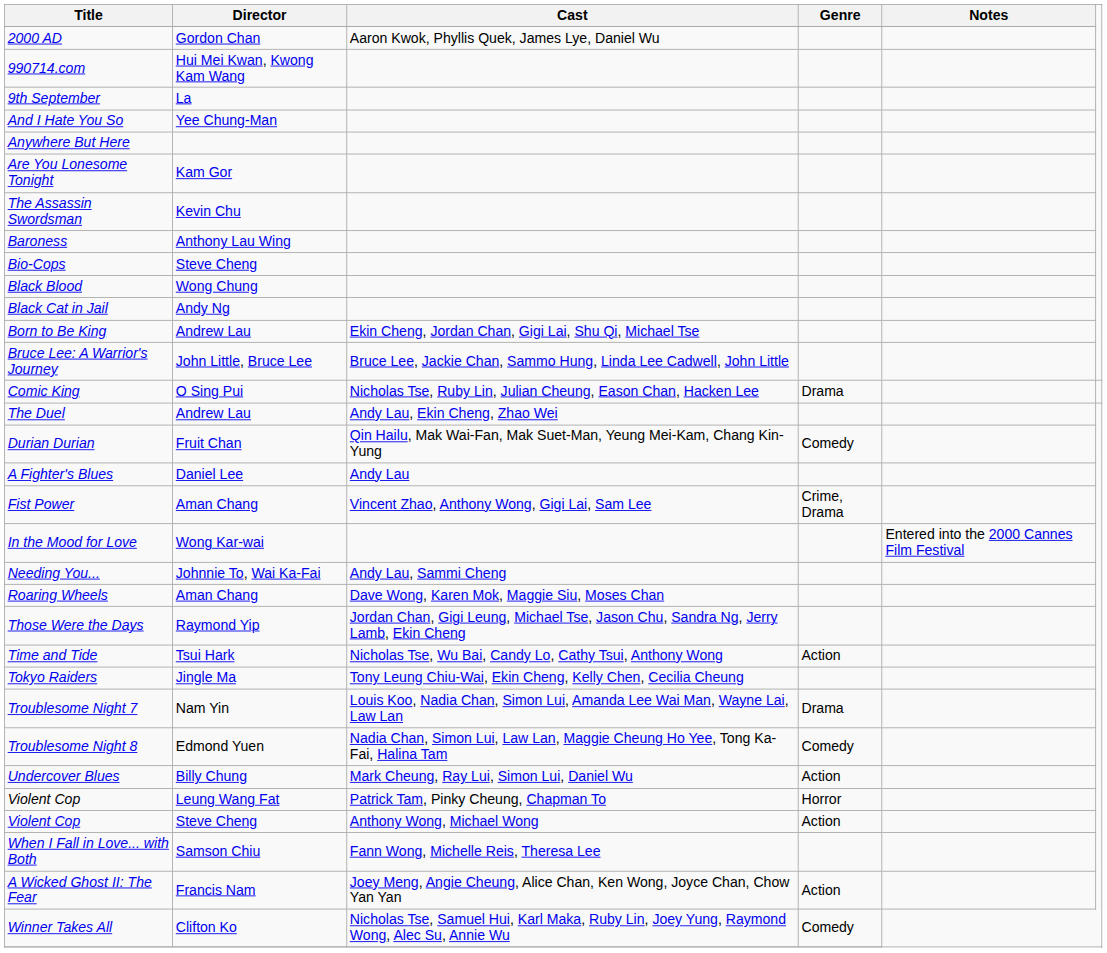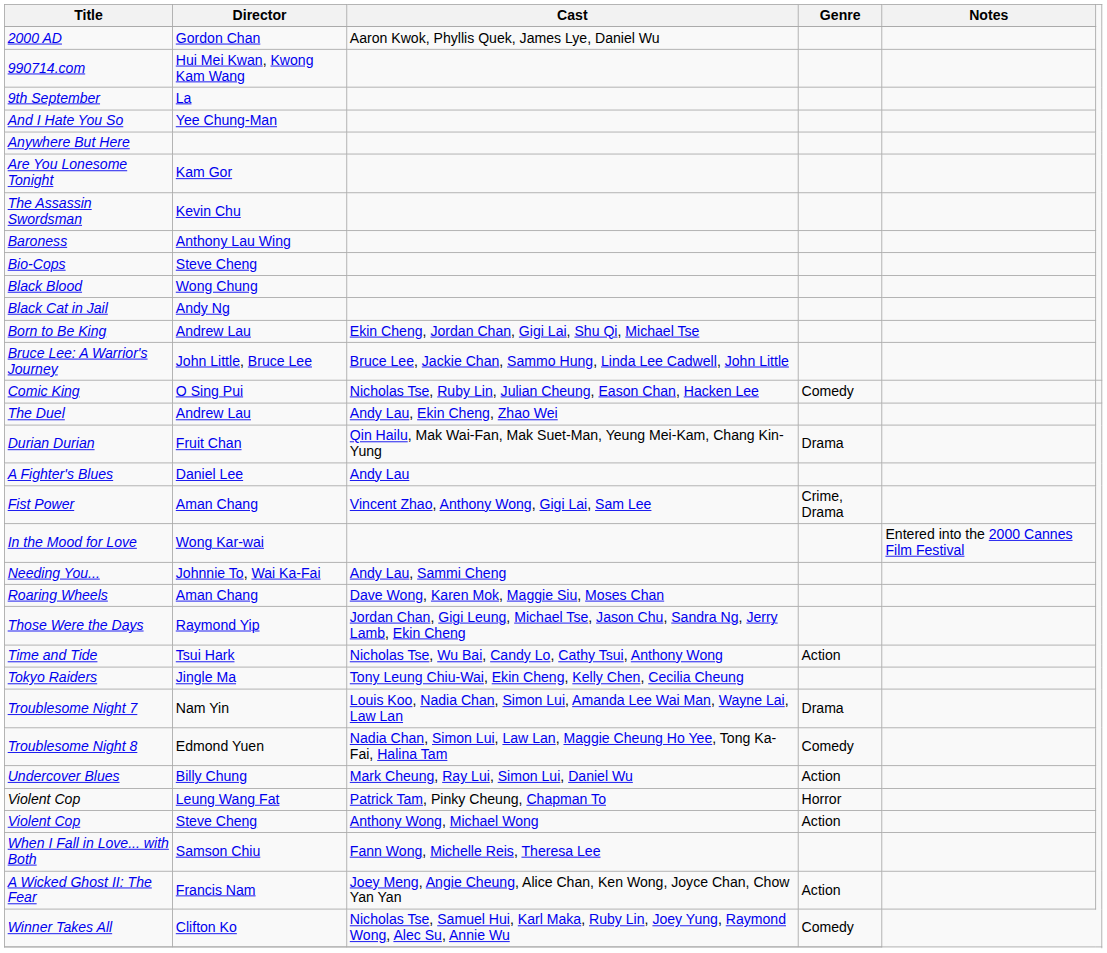(823, 391) Drama -> (828, 391) Comedy
(828, 444) Comedy -> (823, 444) Drama
